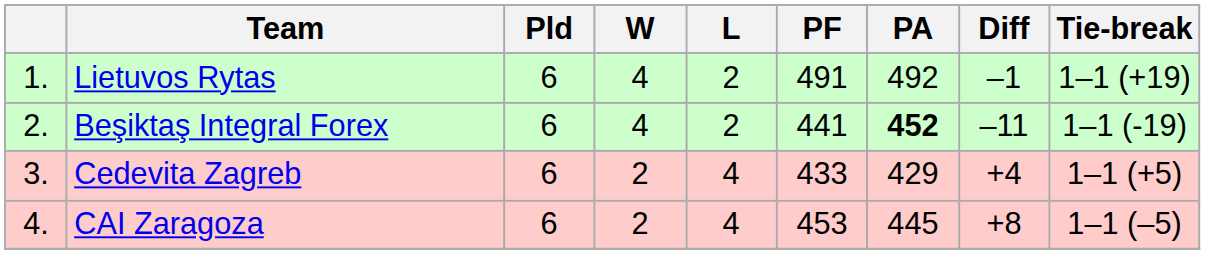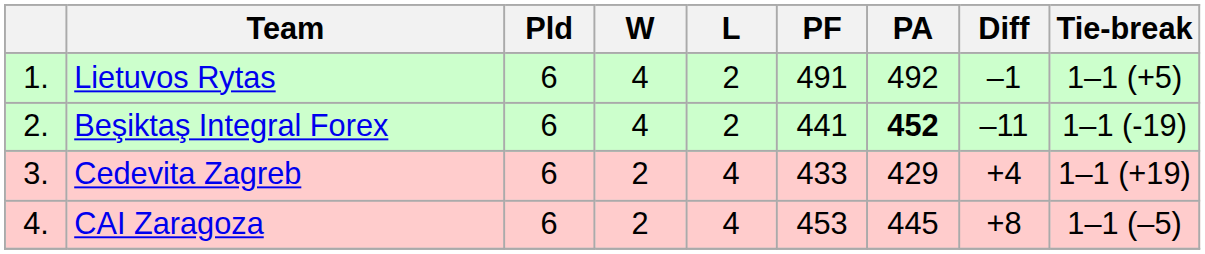(1125, 77) 1–1 (+19) -> (1125, 77) 1–1 (+5)
(1125, 175) 1–1 (+5) -> (1125, 175) 1–1 (+19)
